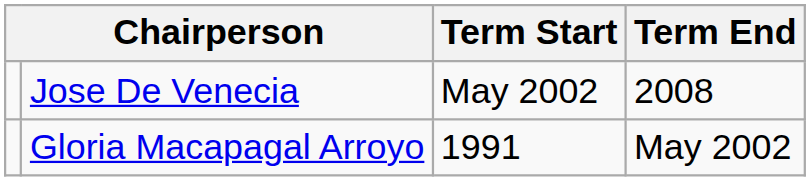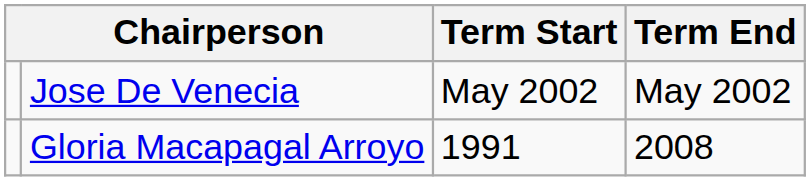(674, 89) 2008 -> (713, 89) May 2002
(713, 146) May 2002 -> (674, 146) 2008
